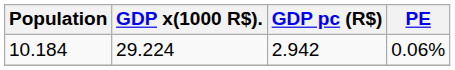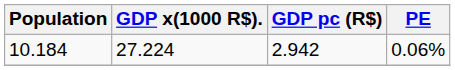(145, 49) 29.224 -> (145, 49) 27.224
